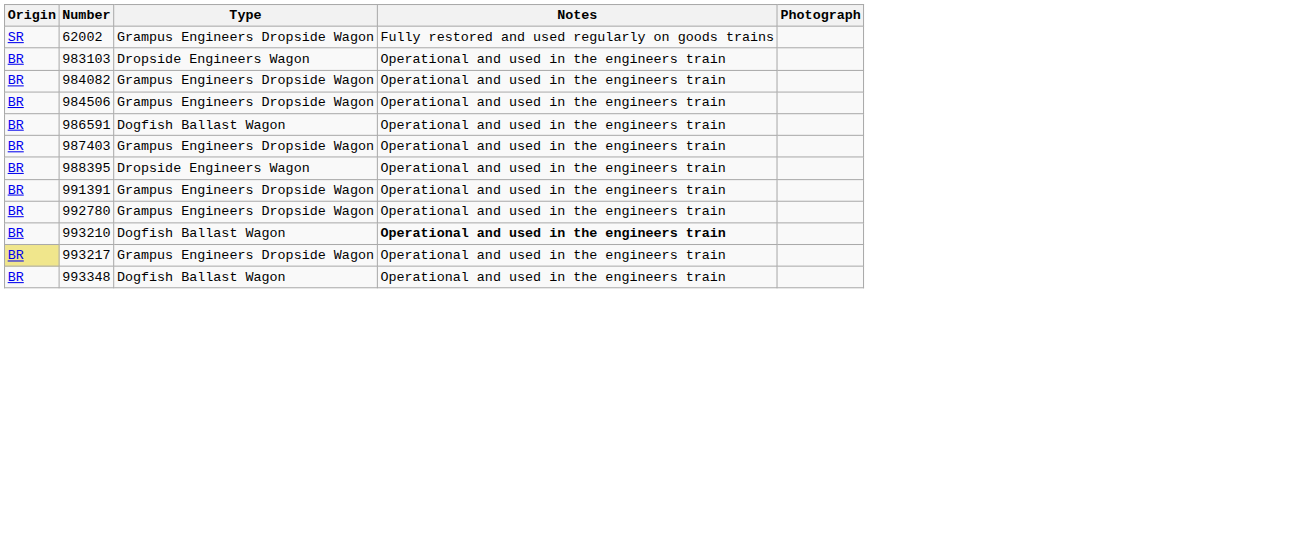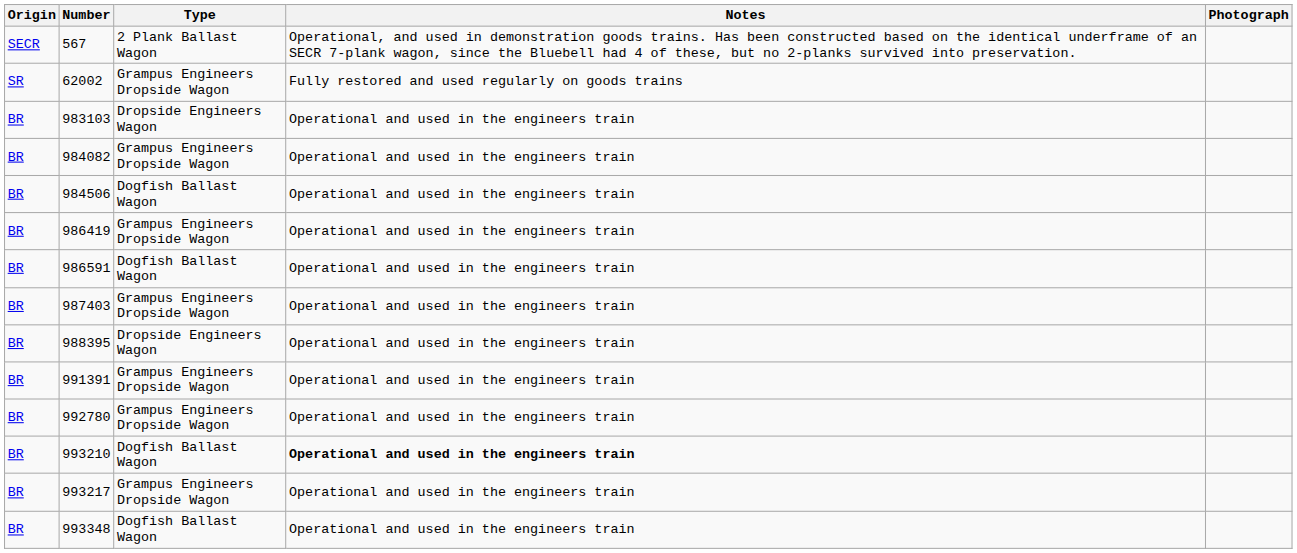+ row: (74, 45)
(245, 103) Grampus Engineers Dropside Wagon -> (177, 194) Dogfish Ballast Wagon
+ row: (86, 231)
(16, 255) khaki background -> (16, 492) no background
